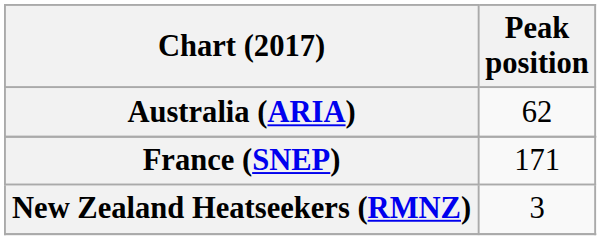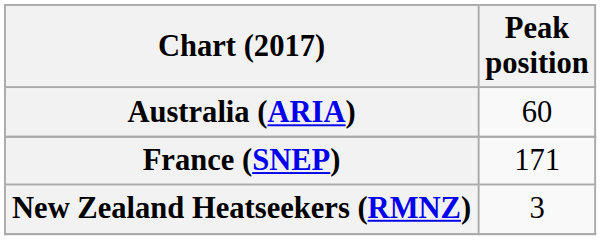(537, 111) 62 -> (537, 111) 60
